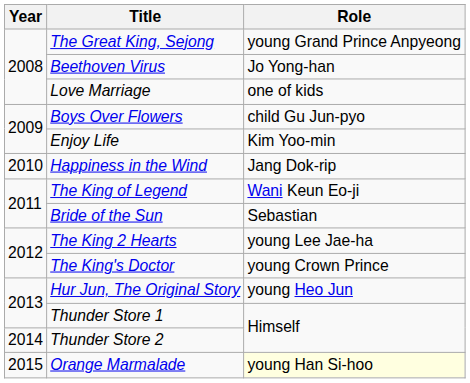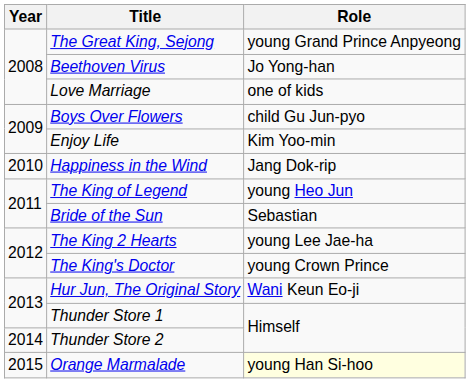(303, 191) Wani Keun Eo-ji -> (300, 191) young Heo Jun
(300, 290) young Heo Jun -> (303, 290) Wani Keun Eo-ji
